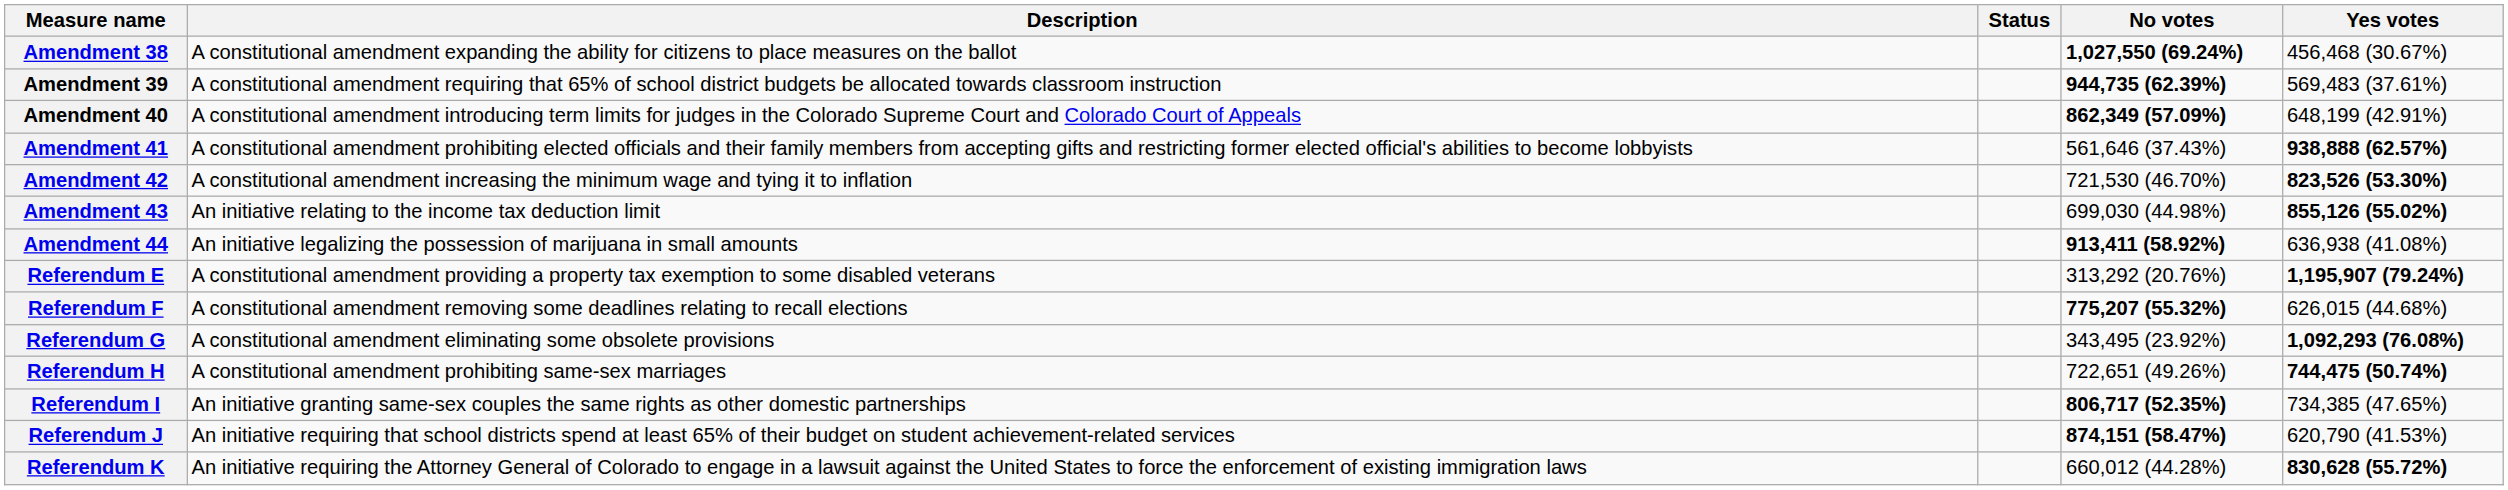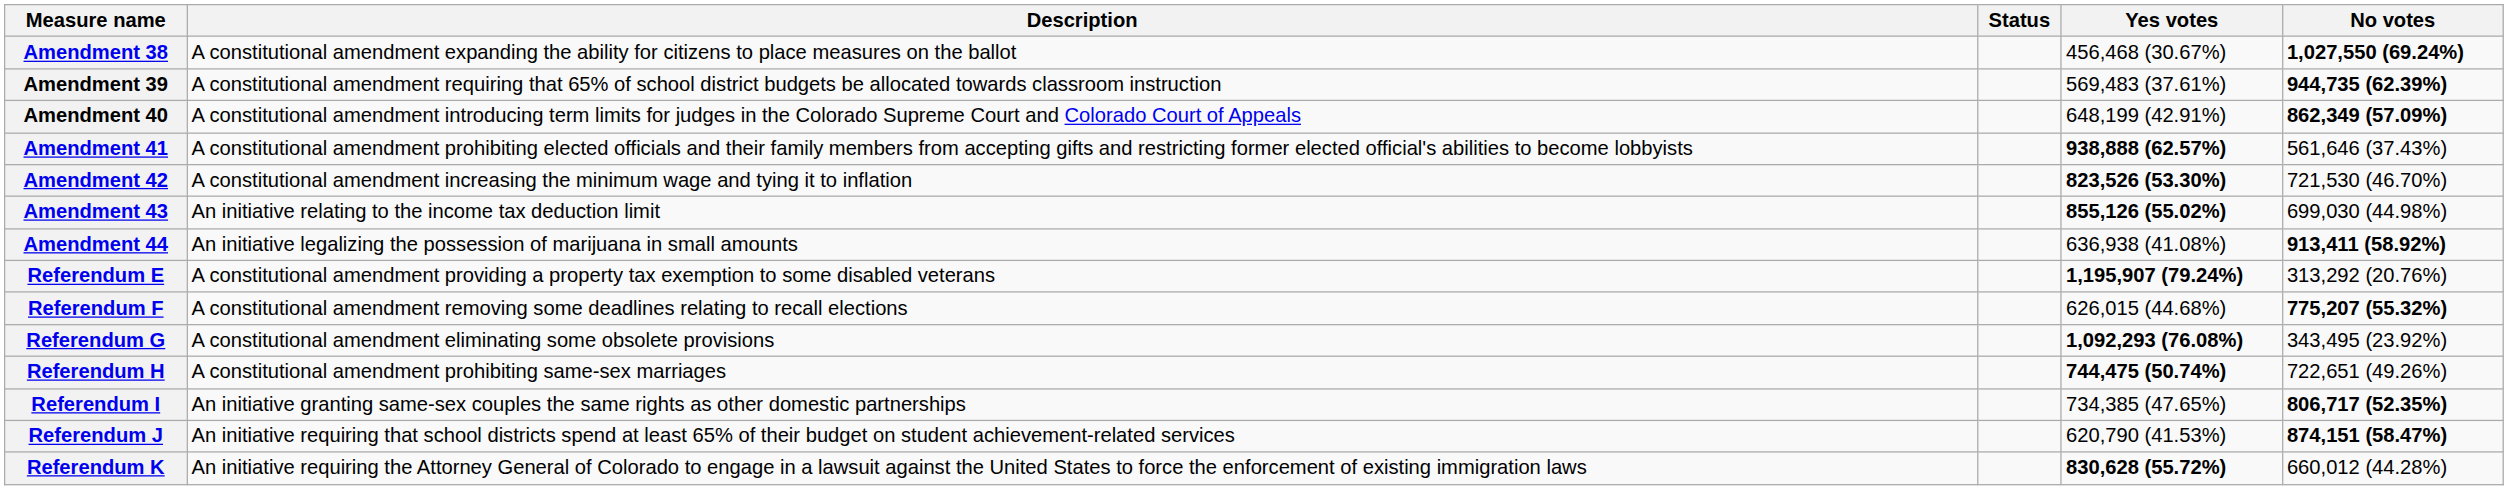columns swapped: (2393, 20) <-> (2172, 20)
